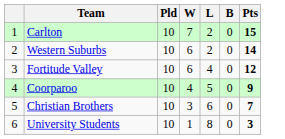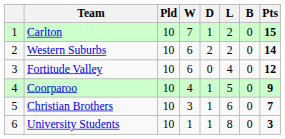+ column: (210, 13)
